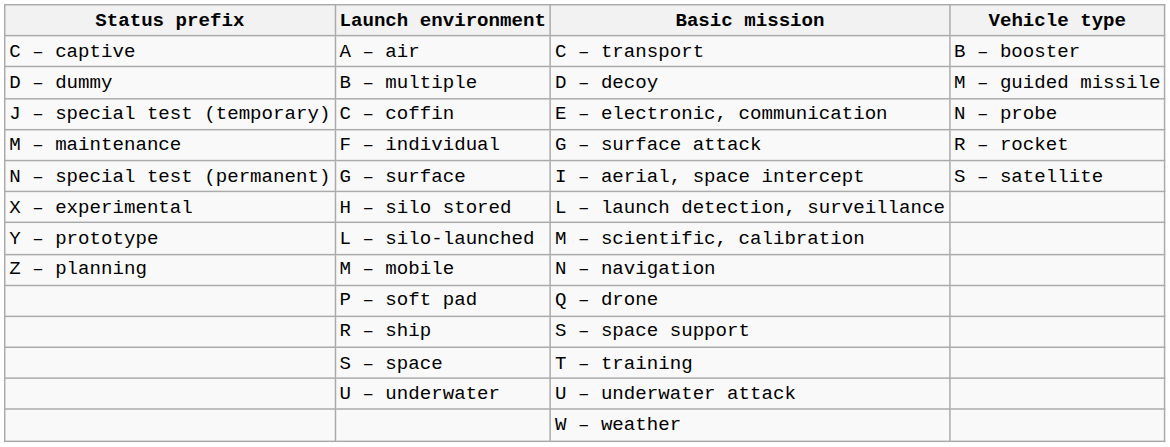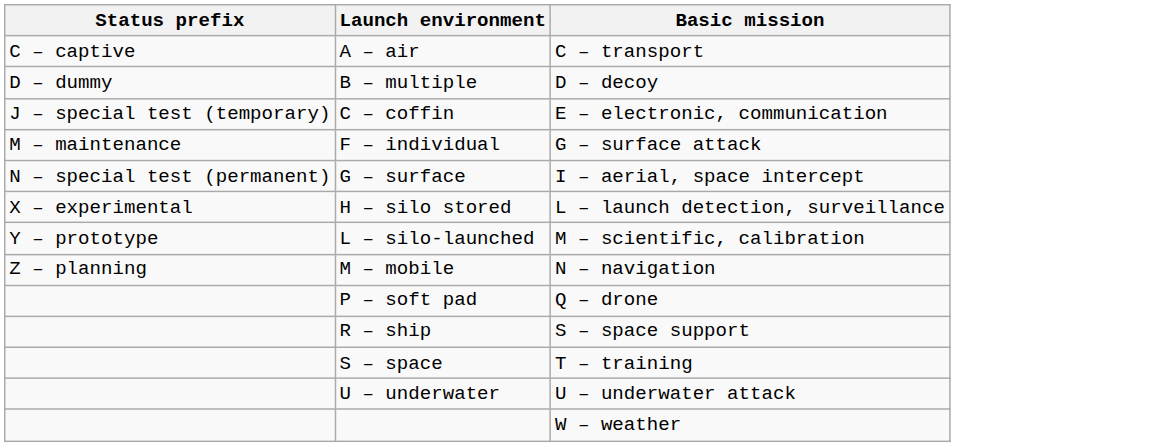- column: (1057, 20)
